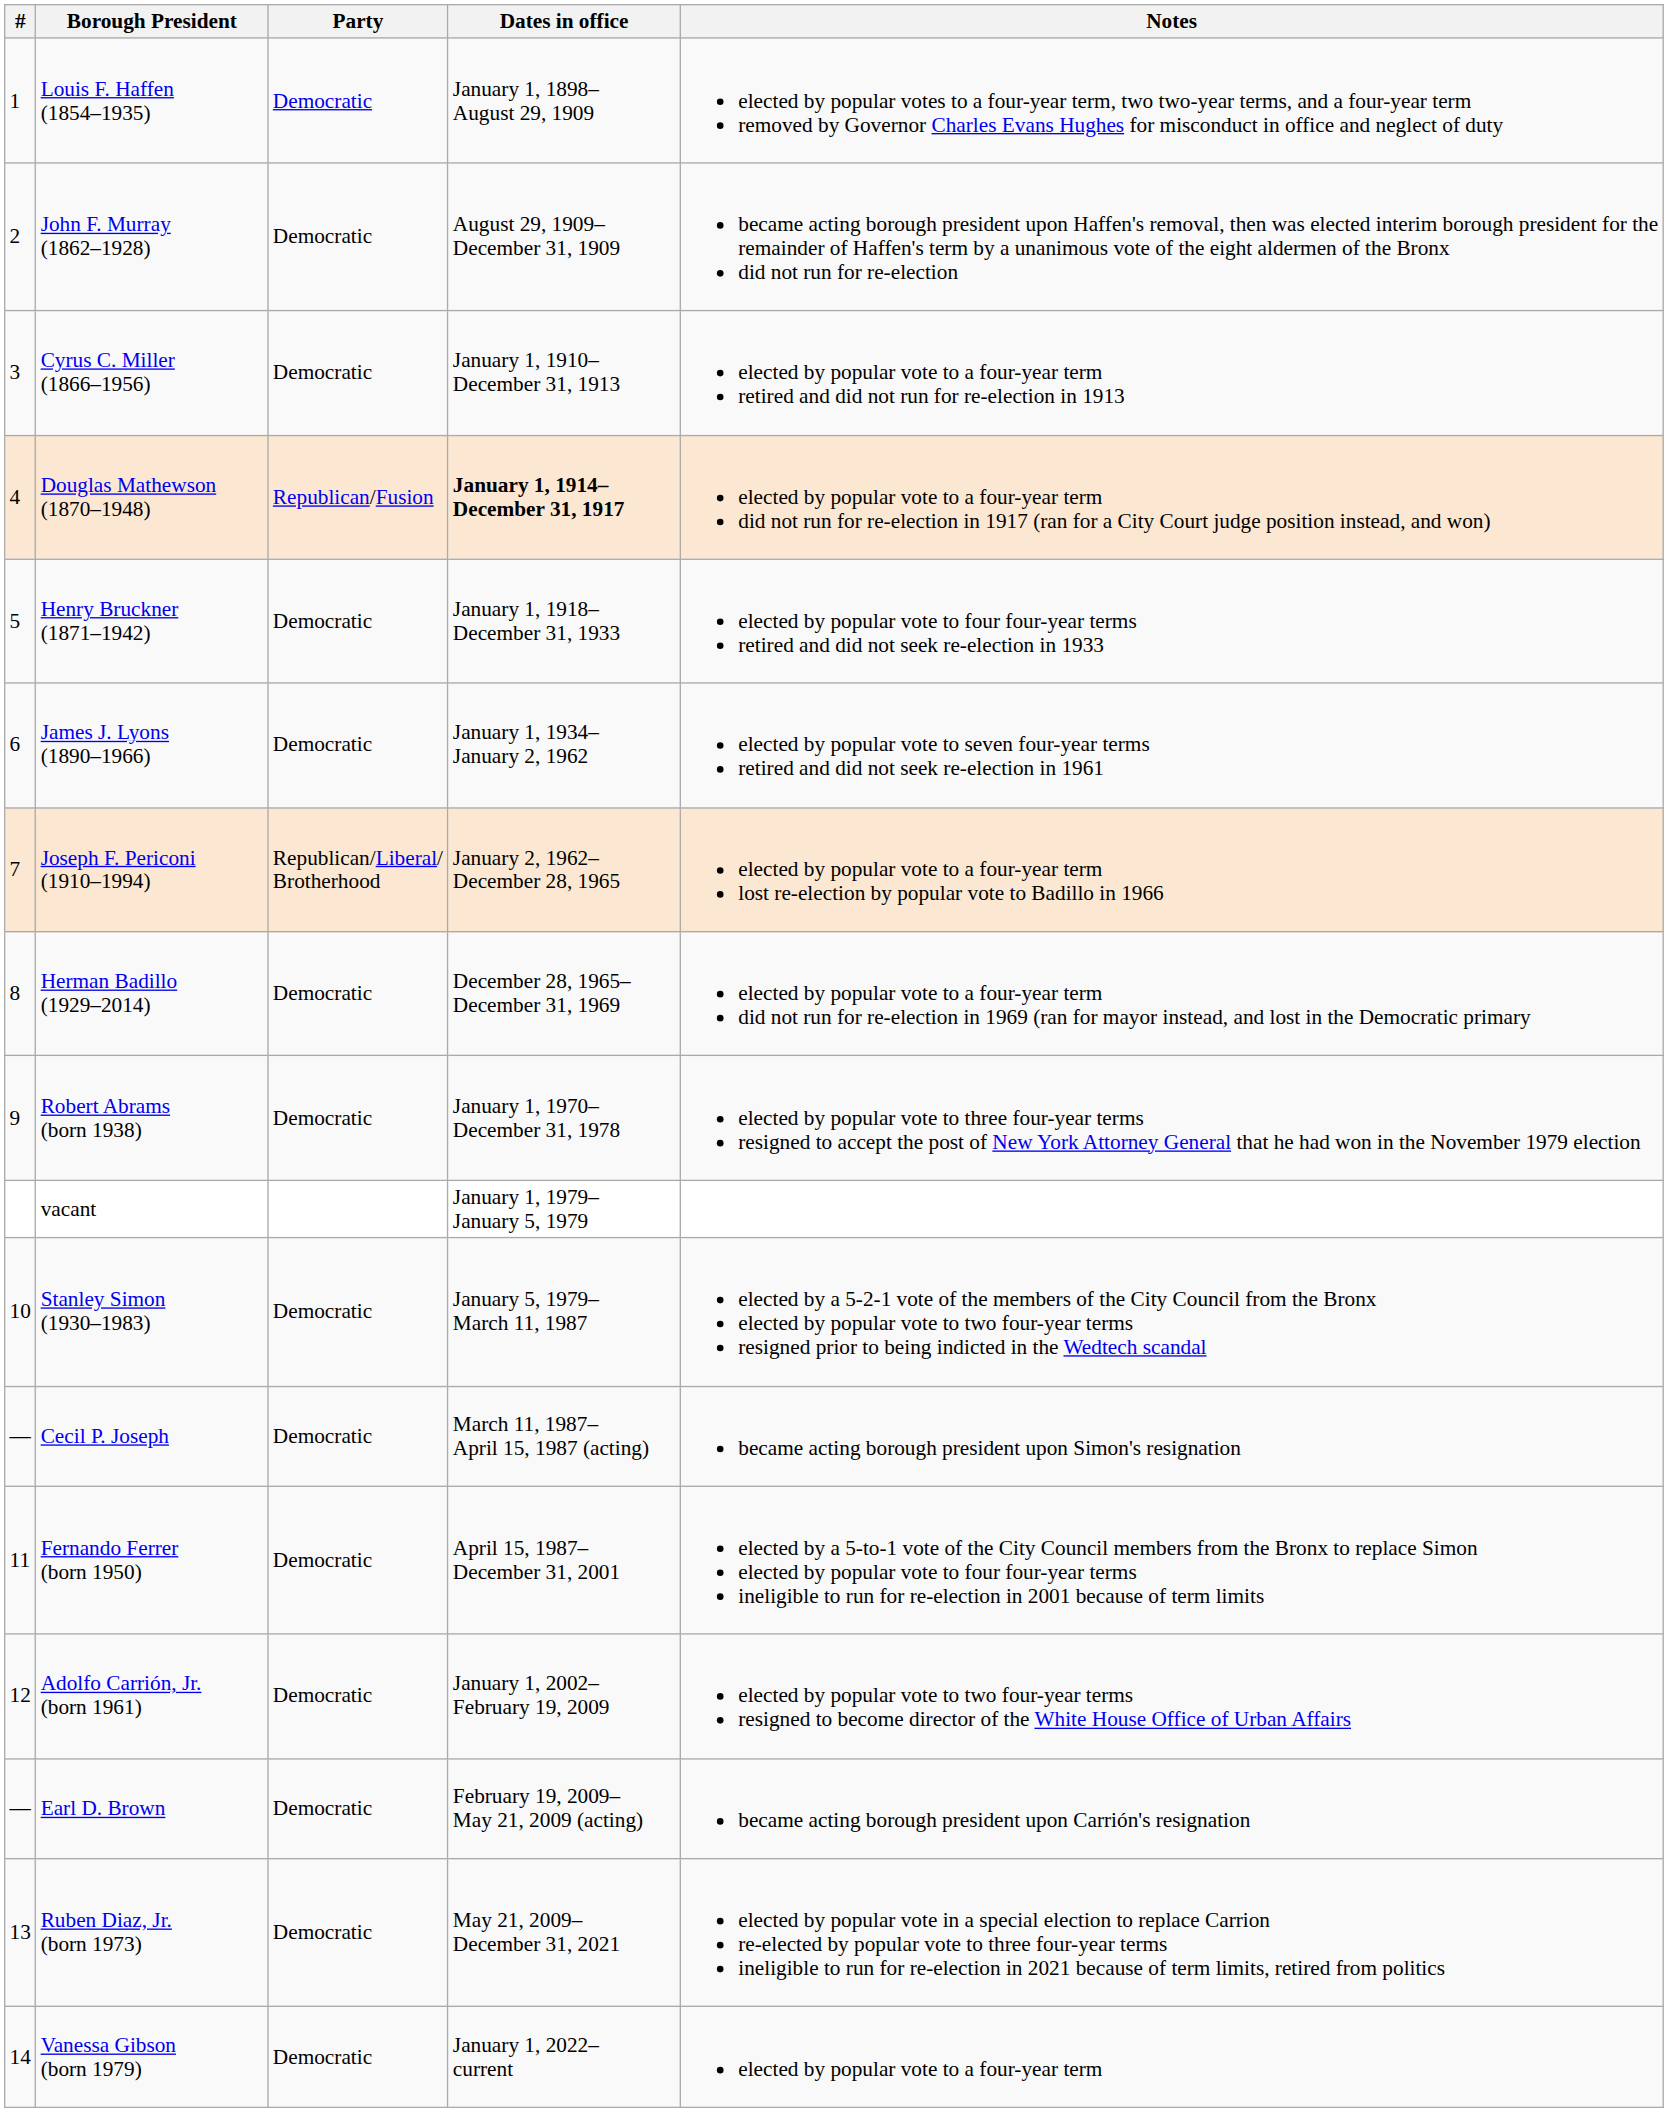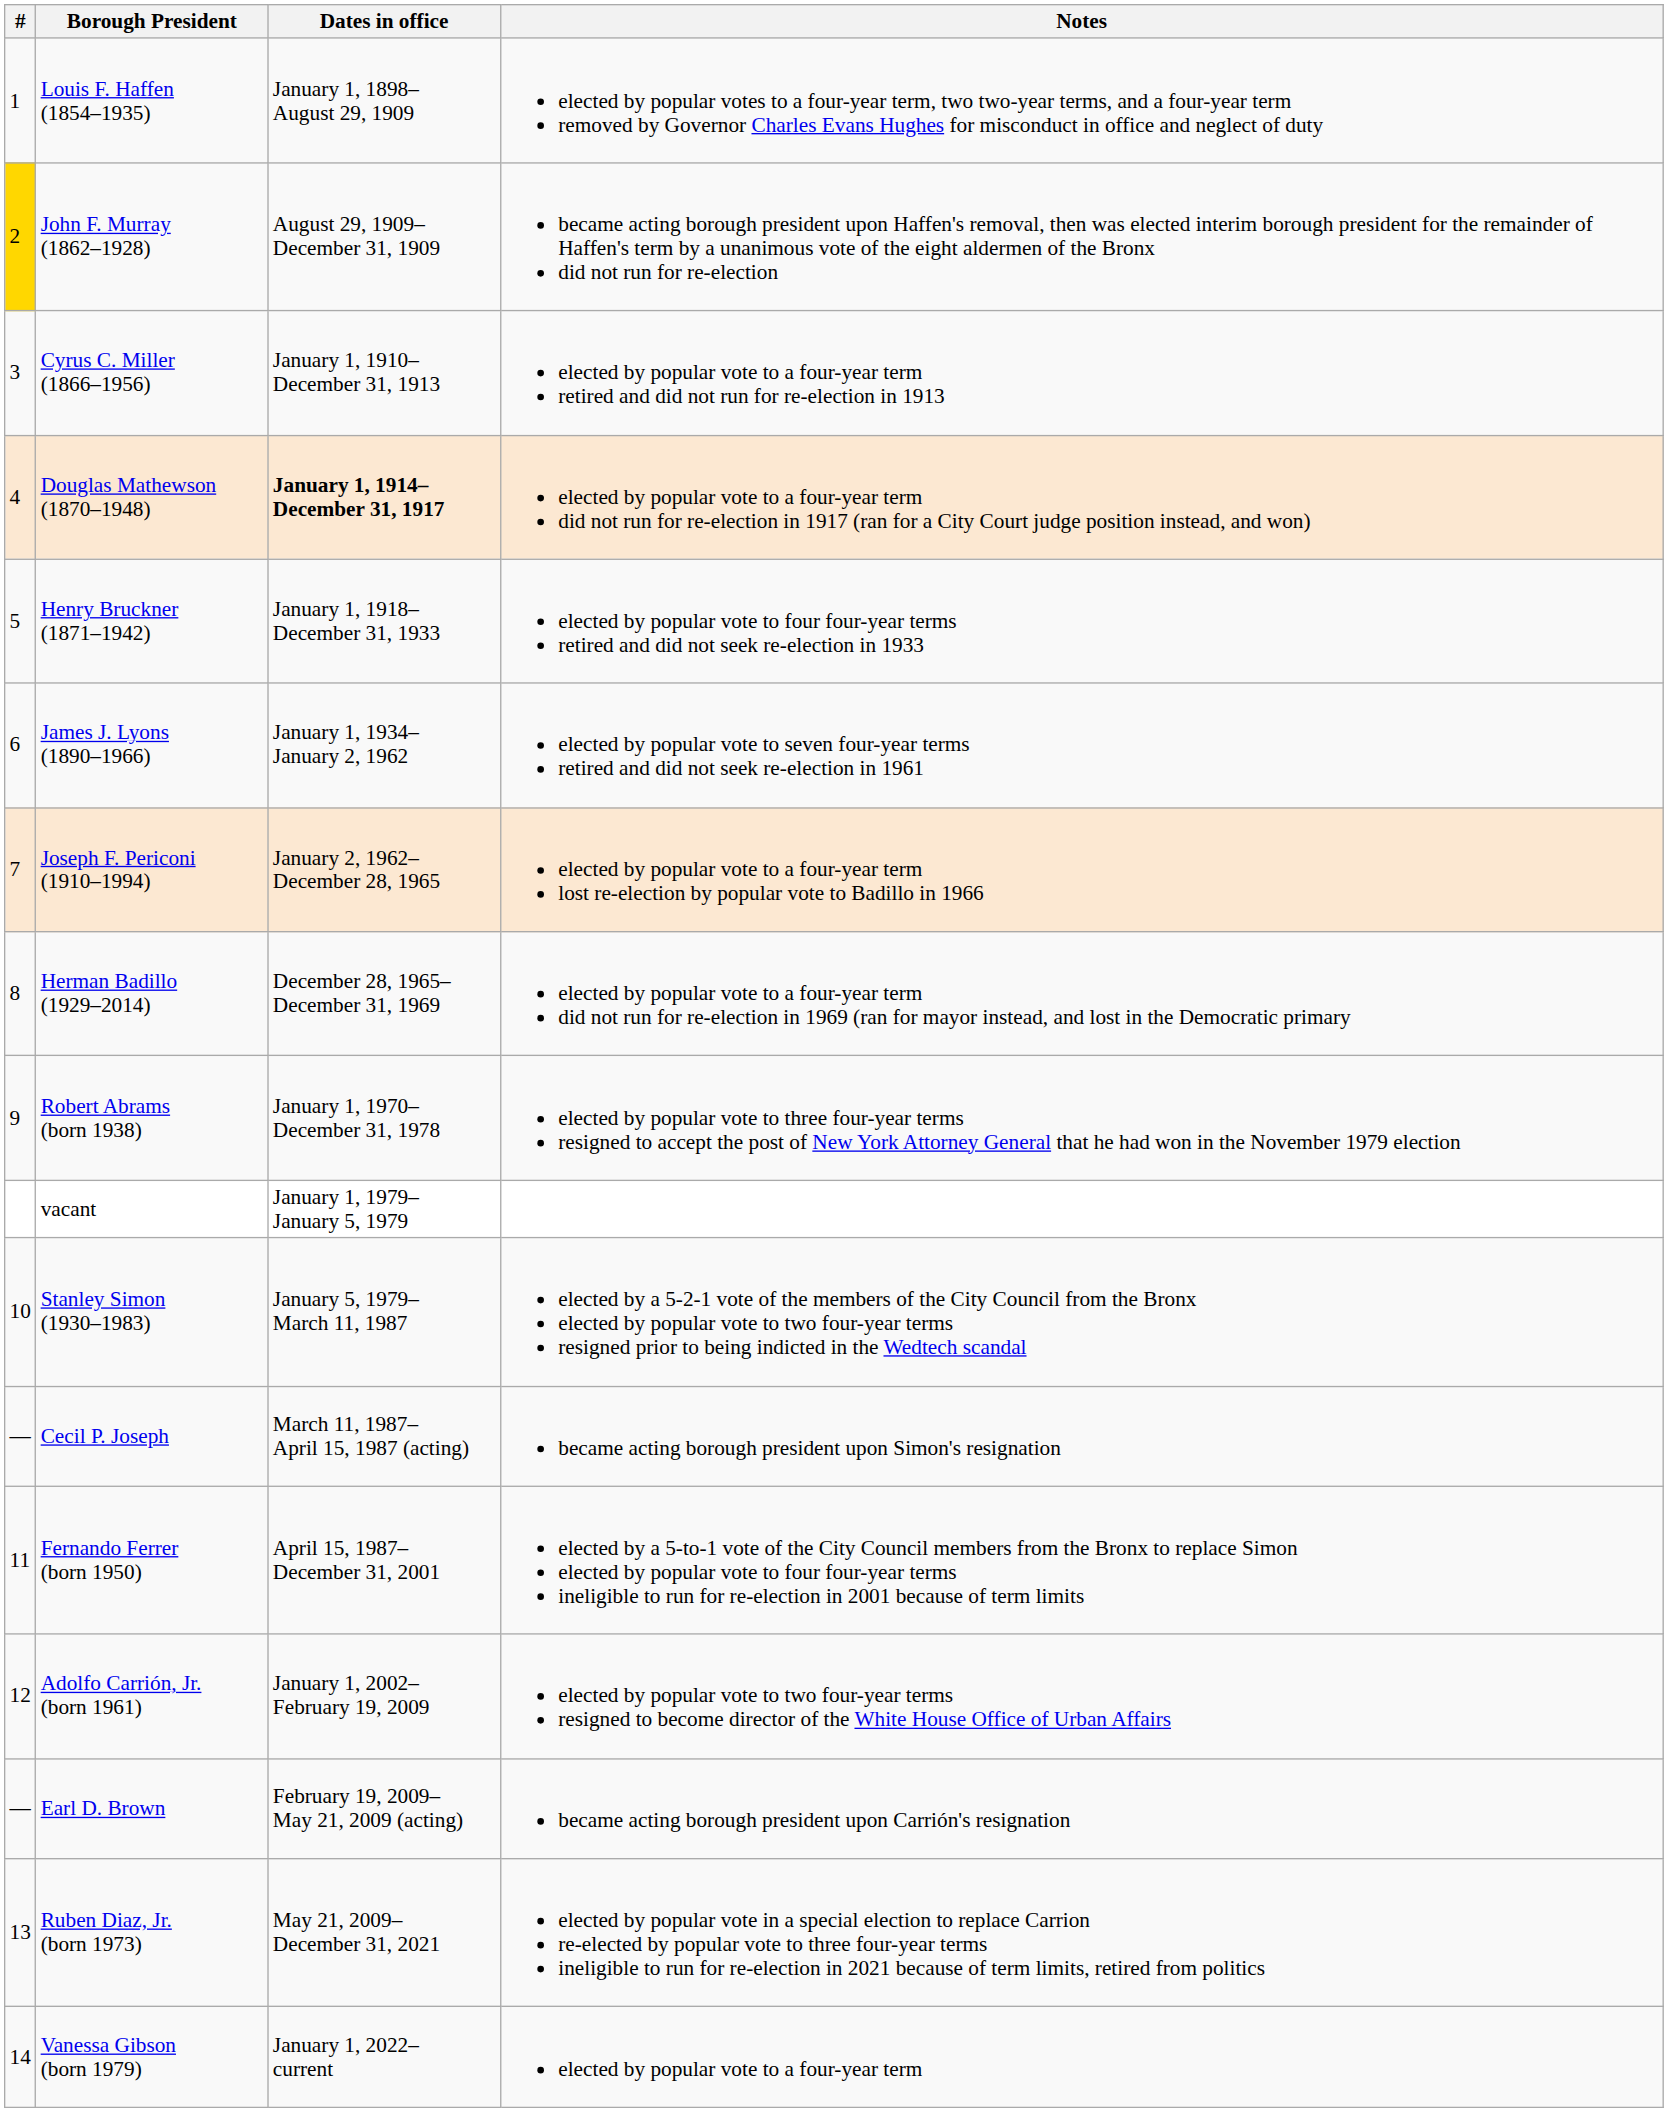- column: (358, 21)
(15, 236) no background -> (15, 236) gold background
